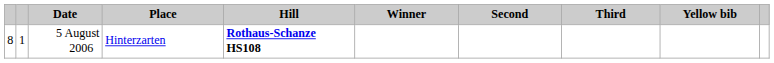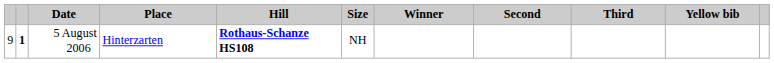+ column: (358, 14)
(10, 40) 8 -> (10, 40) 9
(22, 40) normal -> (22, 40) bold
